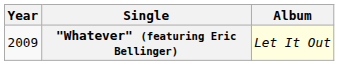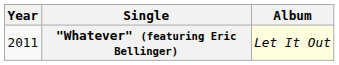(23, 43) 2009 -> (23, 43) 2011
